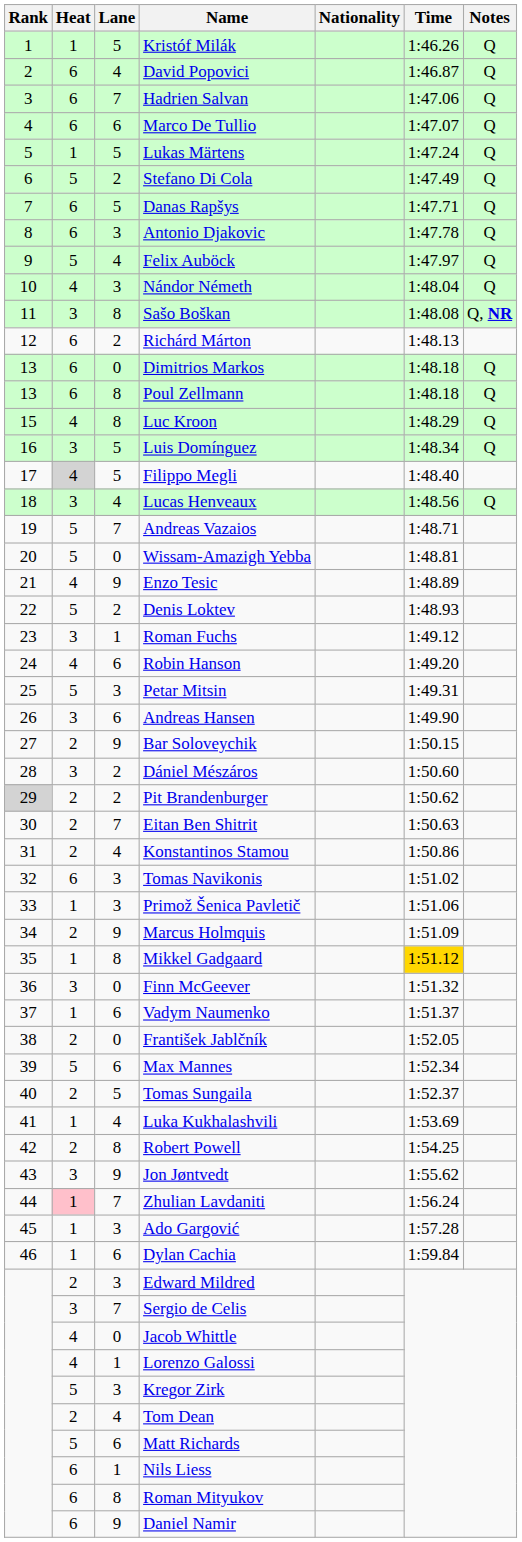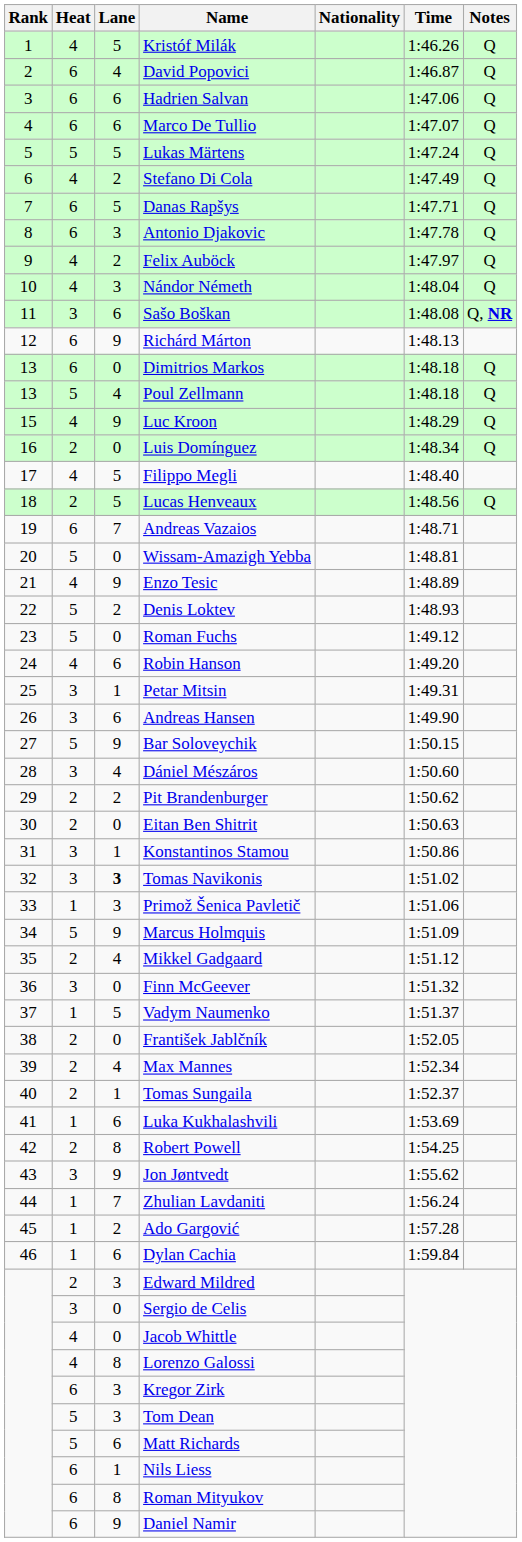(73, 44) 1 -> (73, 44) 4
(117, 98) 7 -> (117, 98) 6
(73, 152) 1 -> (73, 152) 5
(73, 179) 5 -> (73, 179) 4
(73, 260) 5 -> (73, 260) 4
(117, 260) 4 -> (117, 260) 2
(117, 313) 8 -> (117, 313) 6
(117, 340) 2 -> (117, 340) 9
(73, 394) 6 -> (73, 394) 5
(117, 394) 8 -> (117, 394) 4
(117, 421) 8 -> (117, 421) 9
(73, 448) 3 -> (73, 448) 2
(117, 448) 5 -> (117, 448) 0
(73, 475) lightgrey background -> (73, 475) no background
(73, 502) 3 -> (73, 502) 2
(117, 502) 4 -> (117, 502) 5
(73, 529) 5 -> (73, 529) 6
(73, 636) 3 -> (73, 636) 5
(117, 636) 1 -> (117, 636) 0
(73, 690) 5 -> (73, 690) 3
(117, 690) 3 -> (117, 690) 1
(73, 744) 2 -> (73, 744) 5
(117, 771) 2 -> (117, 771) 4
(28, 797) lightgrey background -> (28, 797) no background
(117, 824) 7 -> (117, 824) 0
(73, 851) 2 -> (73, 851) 3
(117, 851) 4 -> (117, 851) 1
(73, 878) 6 -> (73, 878) 3
(117, 878) normal -> (117, 878) bold
(73, 932) 2 -> (73, 932) 5
(73, 959) 1 -> (73, 959) 2
(117, 959) 8 -> (117, 959) 4
(433, 959) gold background -> (433, 959) no background
(117, 1013) 6 -> (117, 1013) 5
(73, 1066) 5 -> (73, 1066) 2
(117, 1066) 6 -> (117, 1066) 4
(117, 1093) 5 -> (117, 1093) 1
(117, 1120) 4 -> (117, 1120) 6
(73, 1201) pink background -> (73, 1201) no background
(117, 1228) 3 -> (117, 1228) 2
(117, 1309) 7 -> (117, 1309) 0
(117, 1362) 1 -> (117, 1362) 8
(73, 1389) 5 -> (73, 1389) 6
(73, 1416) 2 -> (73, 1416) 5
(117, 1416) 4 -> (117, 1416) 3
